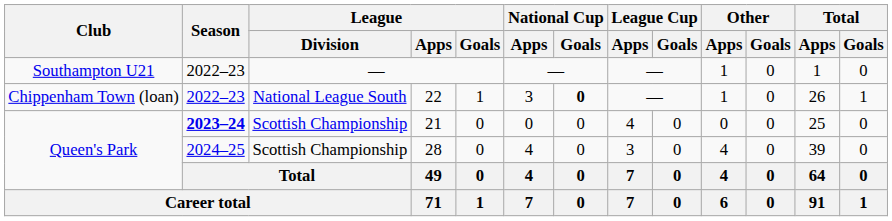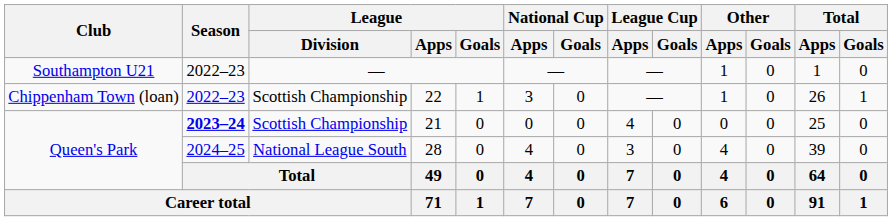(330, 96) National League South -> (330, 96) Scottish Championship
(581, 96) bold -> (581, 96) normal
(330, 149) Scottish Championship -> (330, 149) National League South
